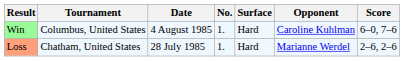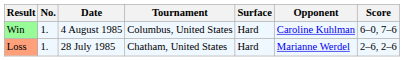columns swapped: (225, 12) <-> (93, 12)
